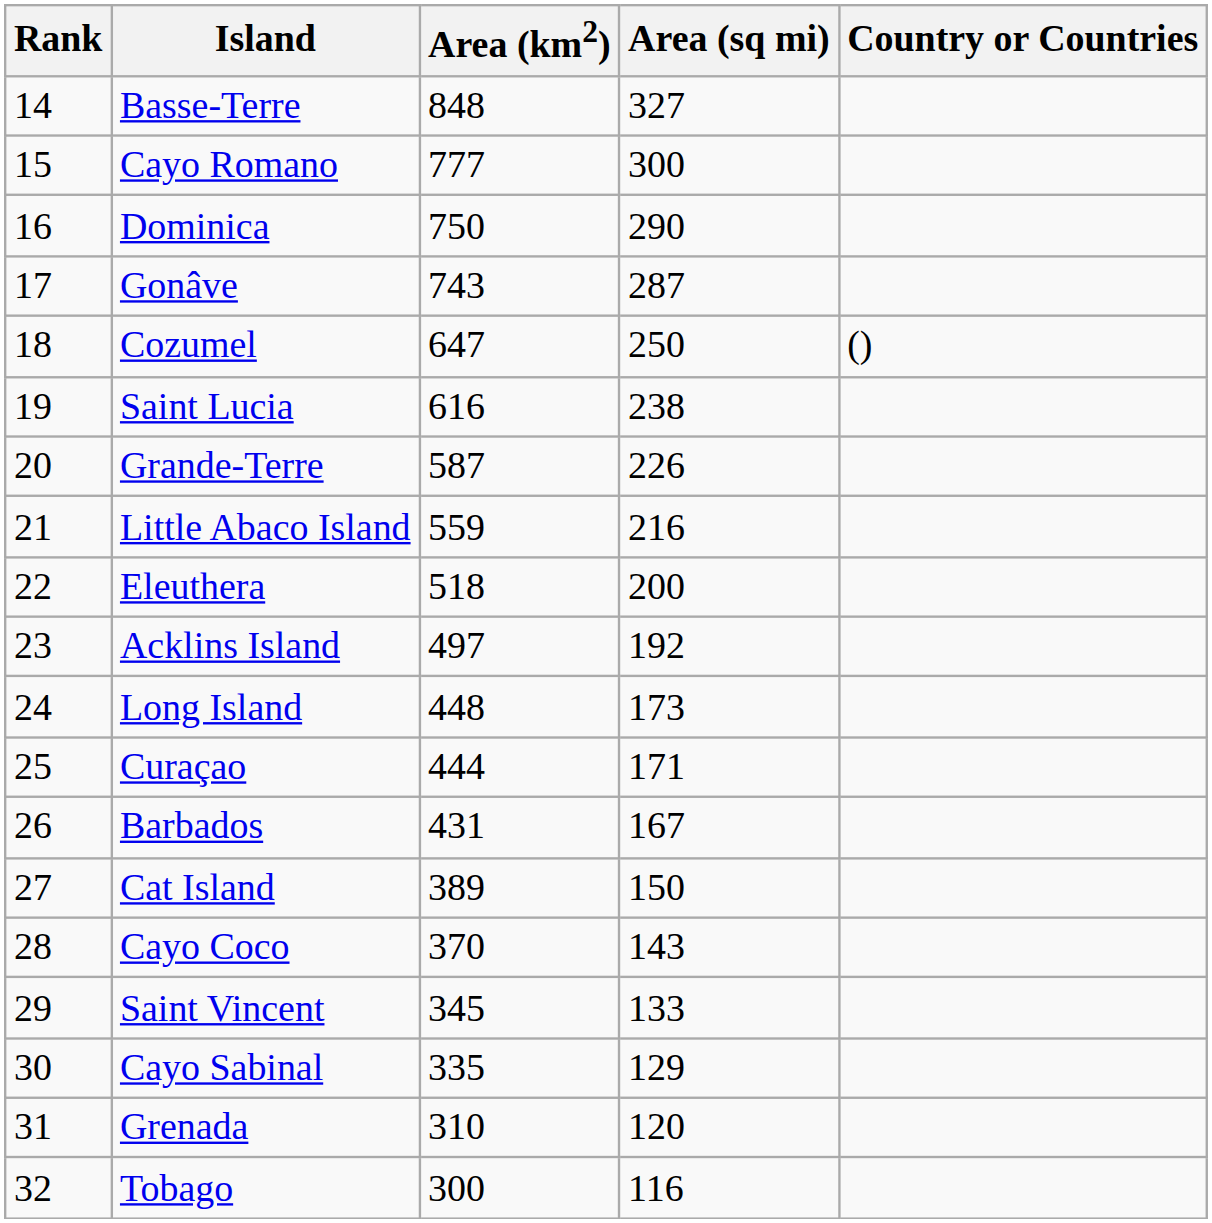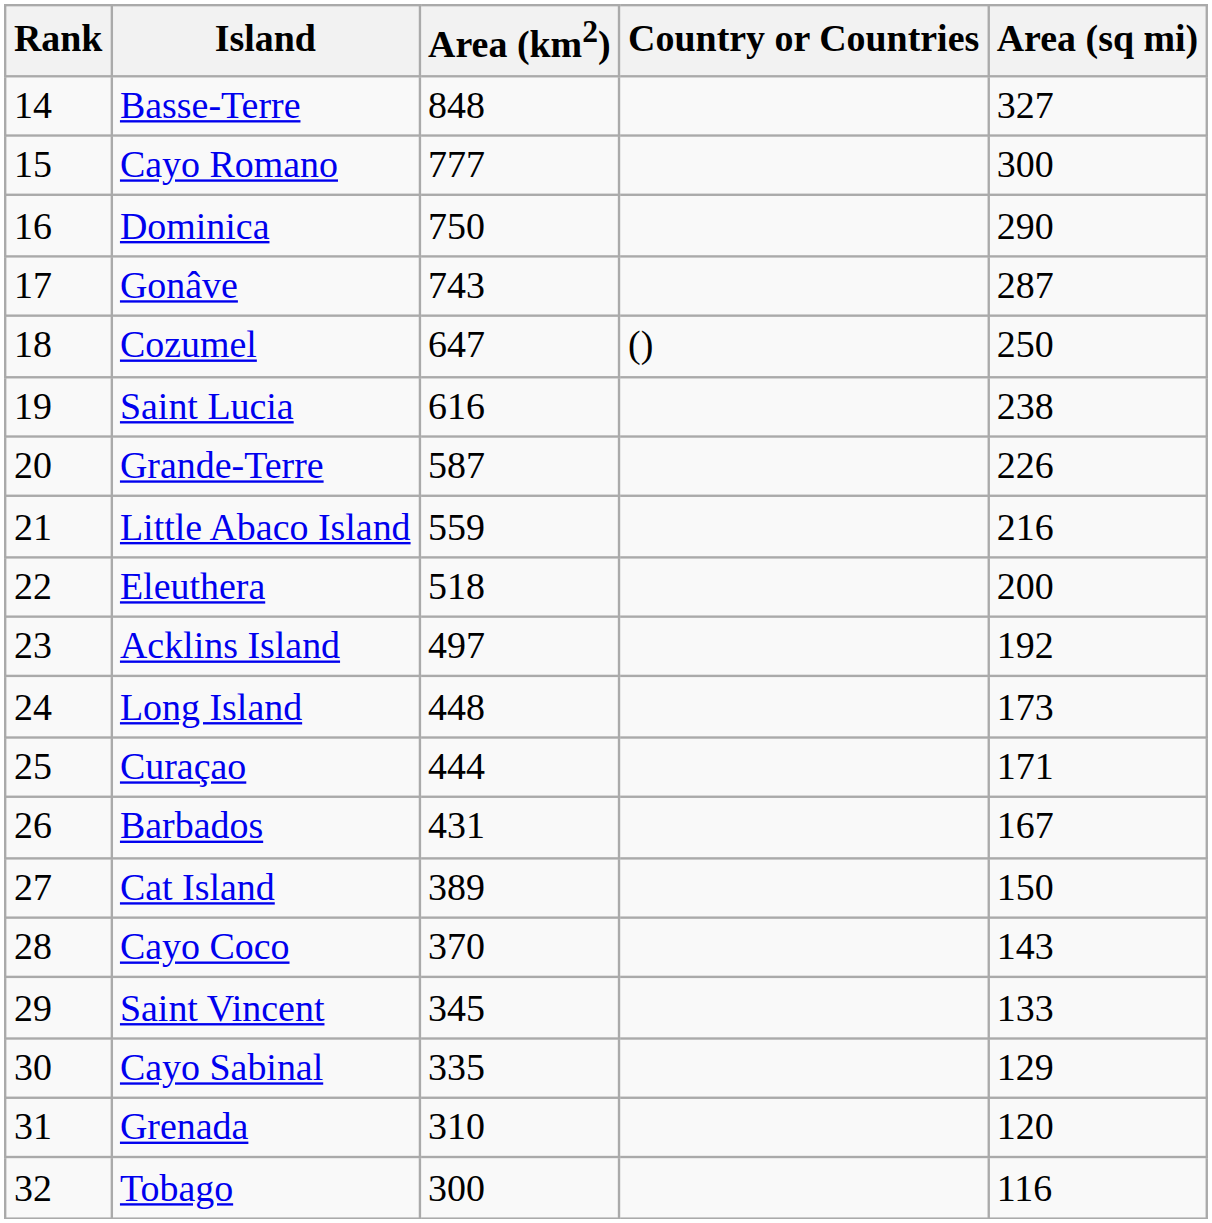columns swapped: (729, 39) <-> (1023, 39)
